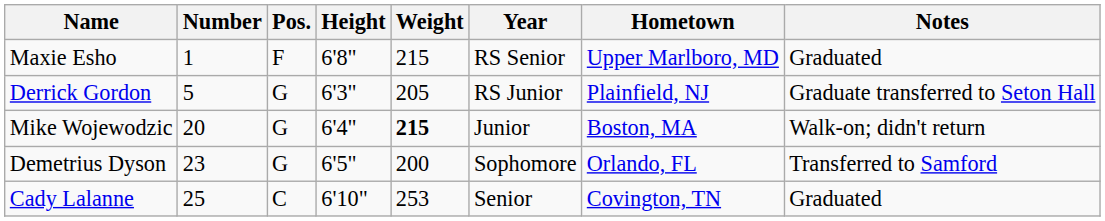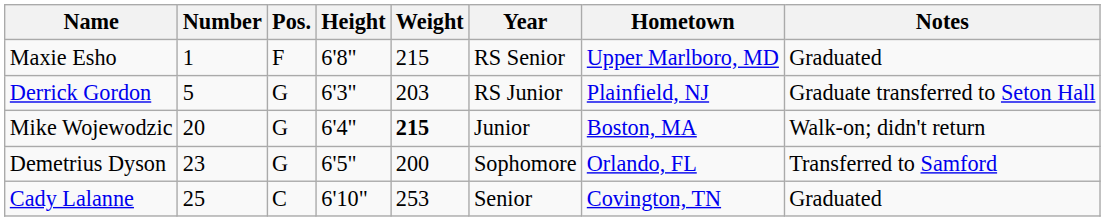(412, 92) 205 -> (412, 92) 203
